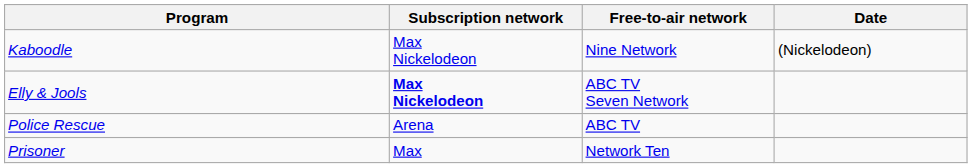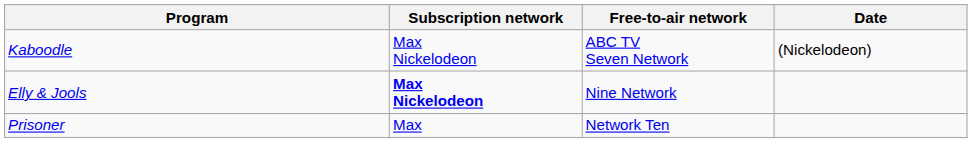(631, 50) Nine Network -> (637, 50) ABC TV Seven Network
(637, 92) ABC TV Seven Network -> (631, 92) Nine Network
- row: (57, 125)
